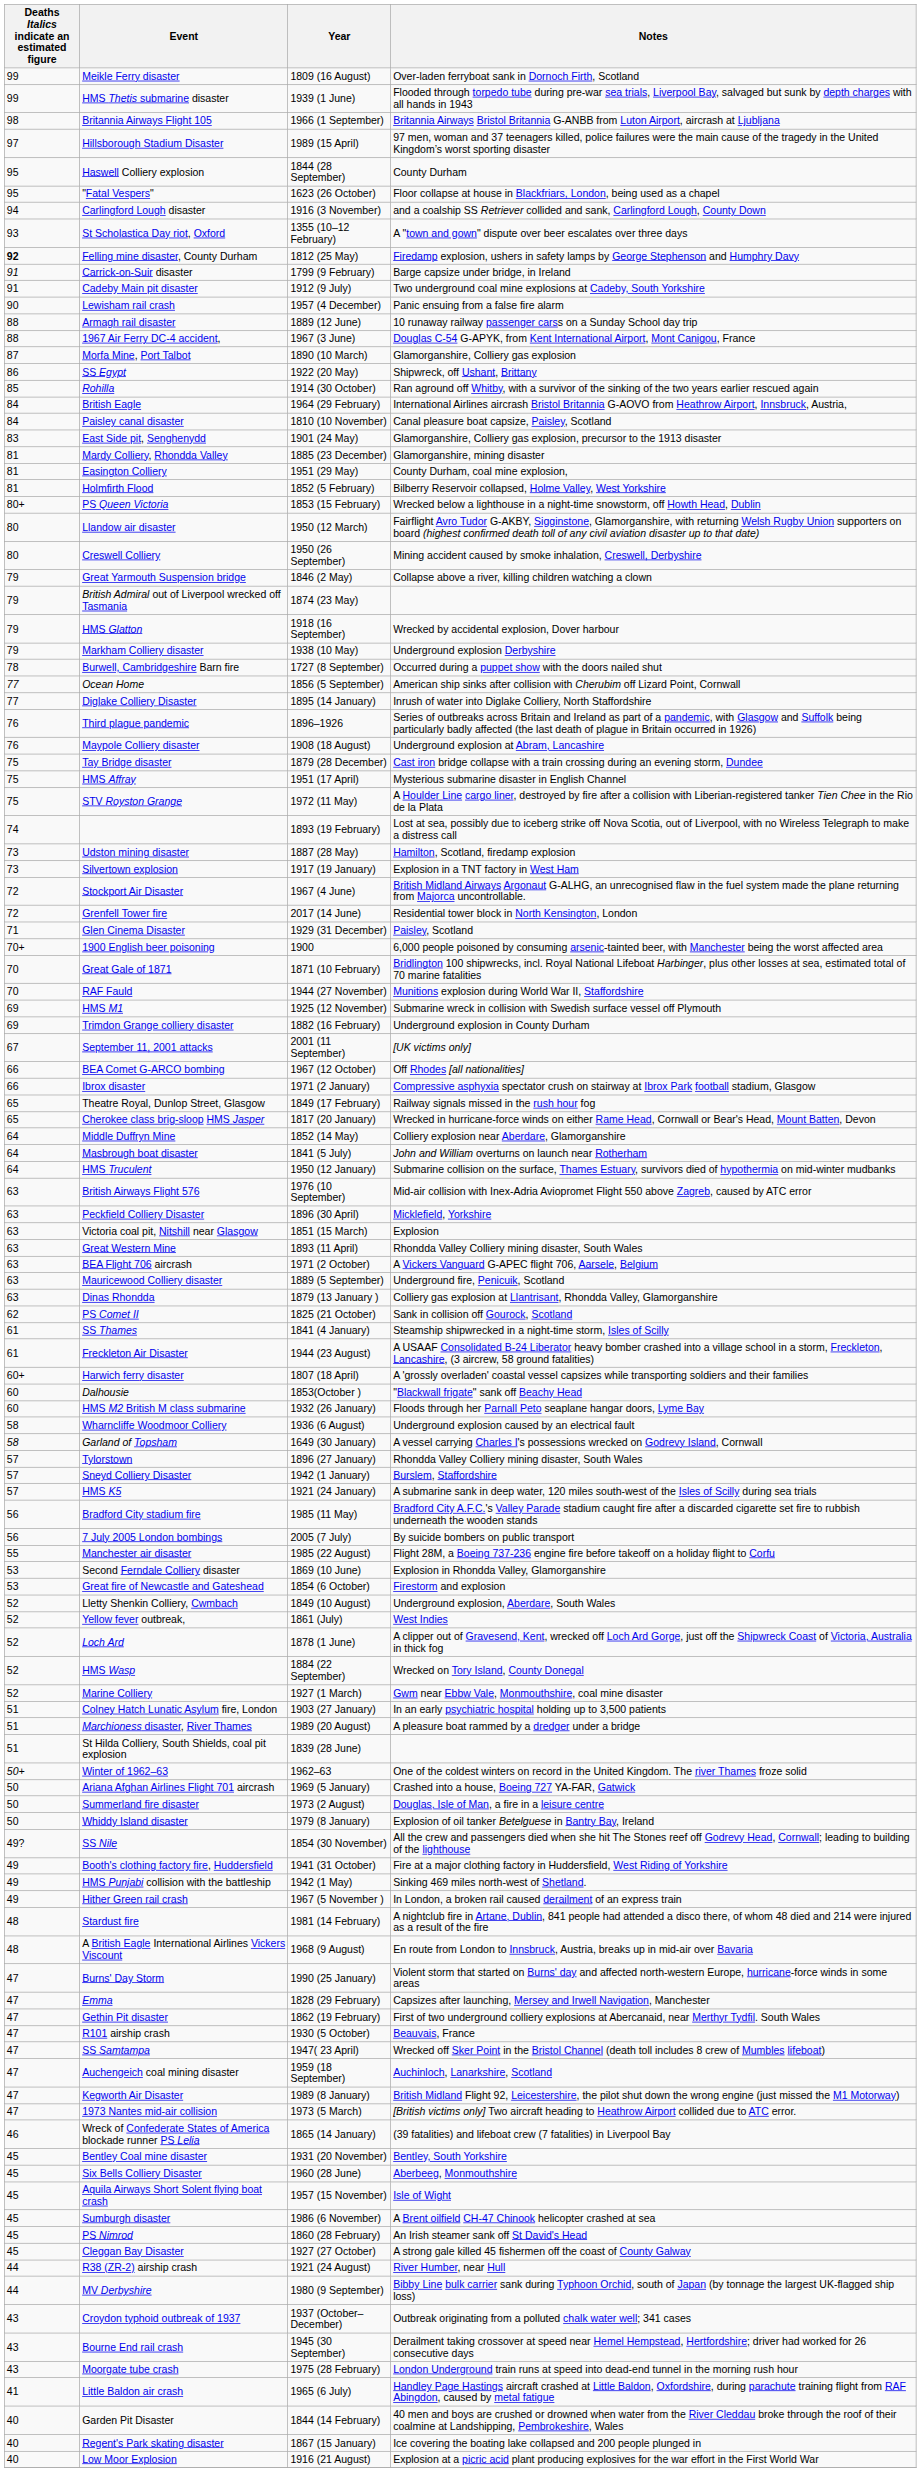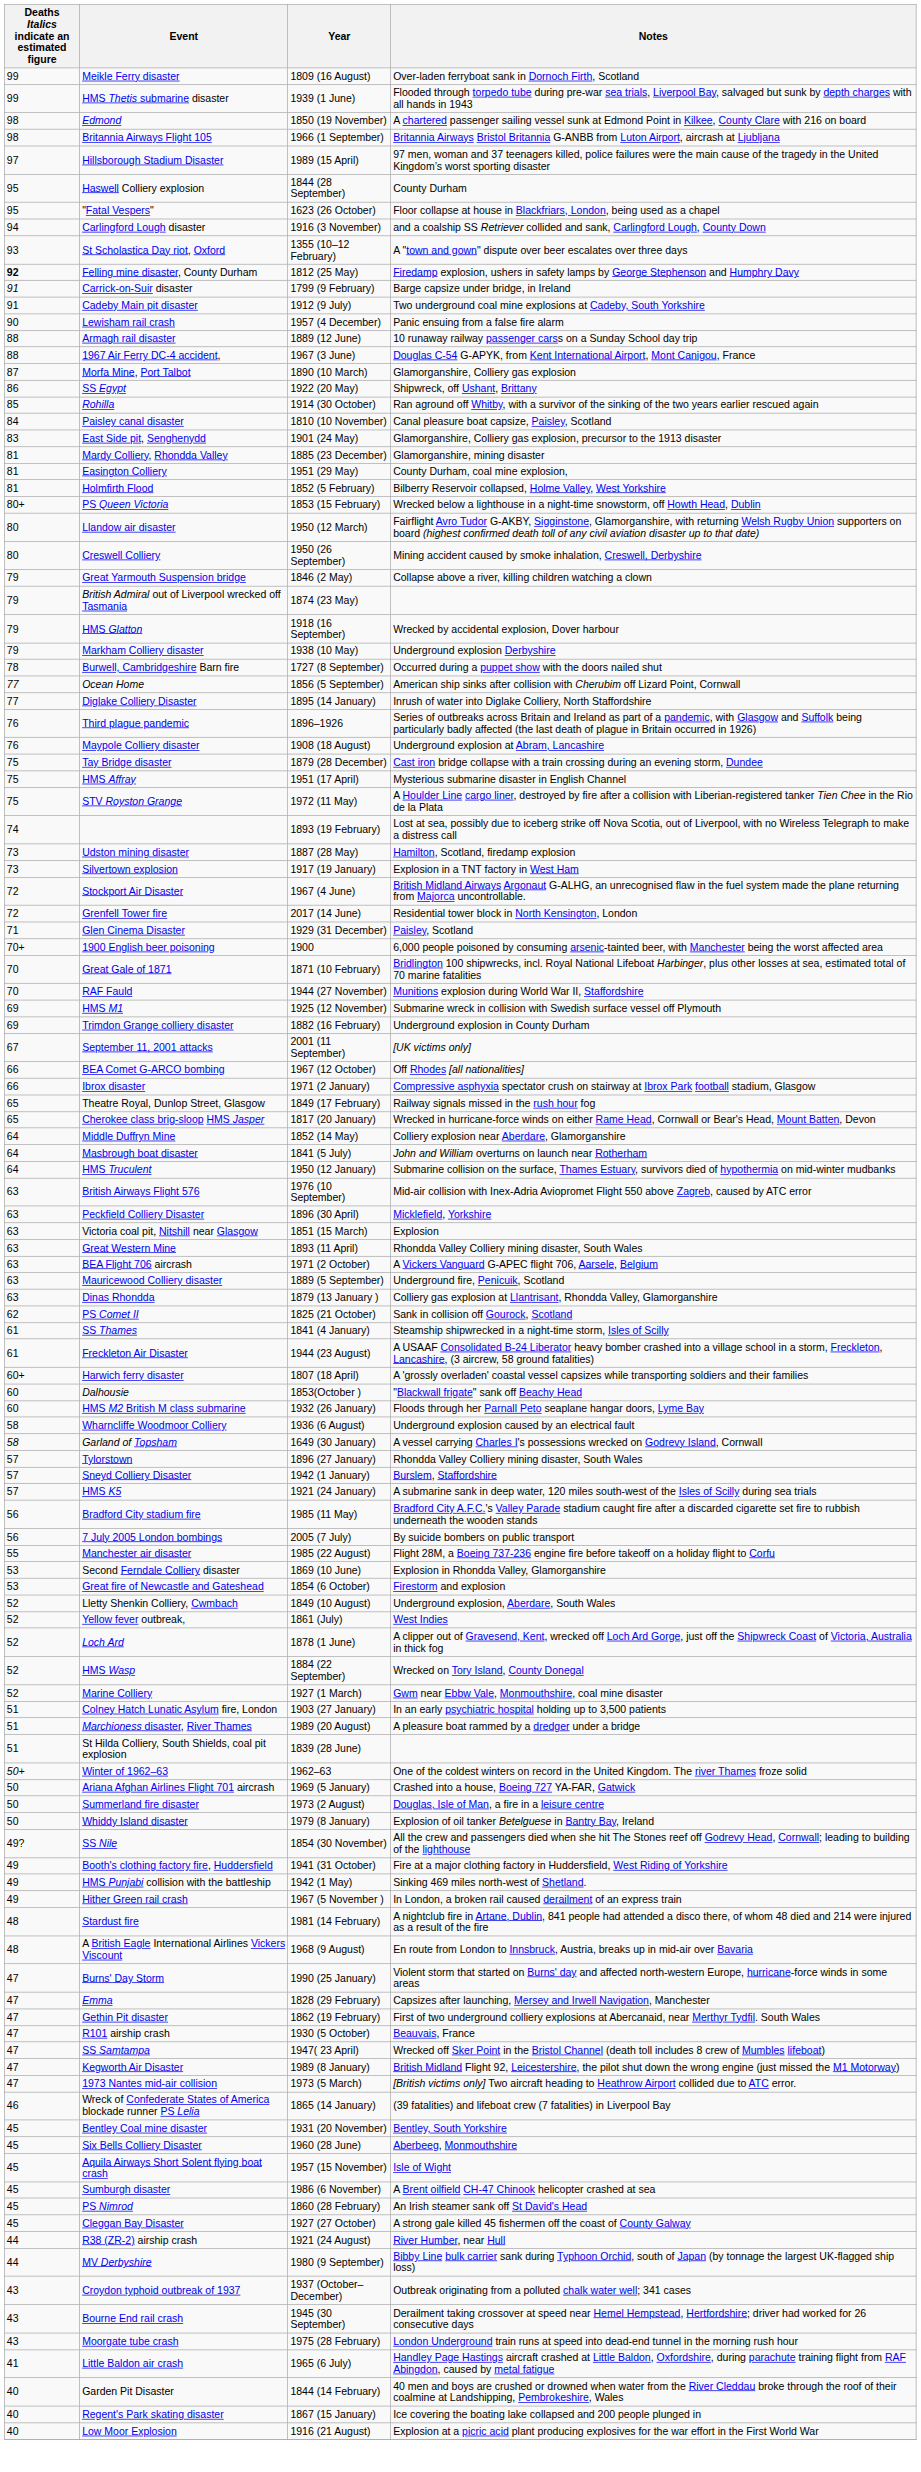+ row: (102, 121)
- row: (112, 405)
- row: (160, 2073)
